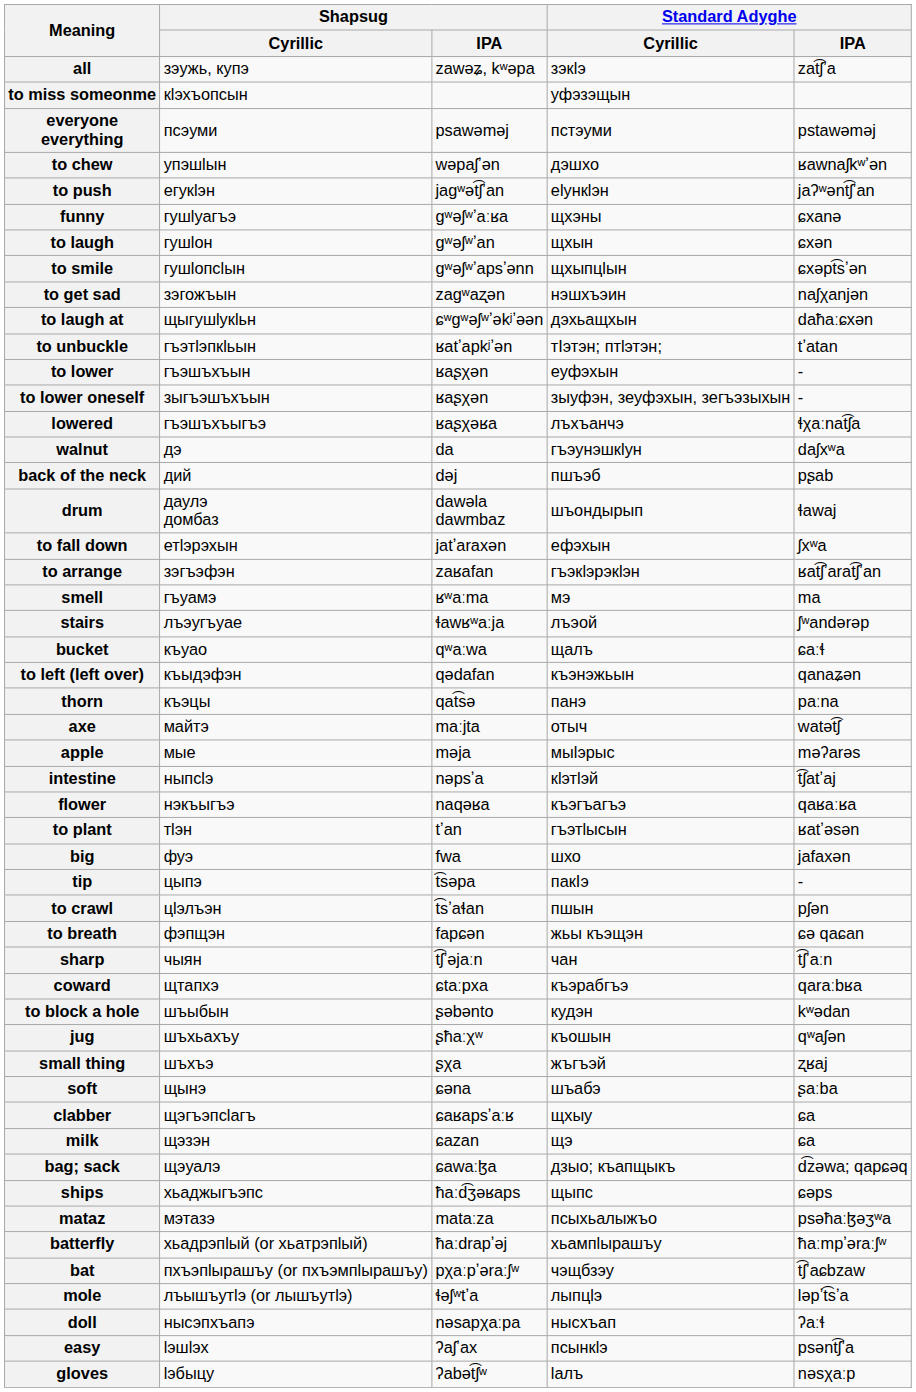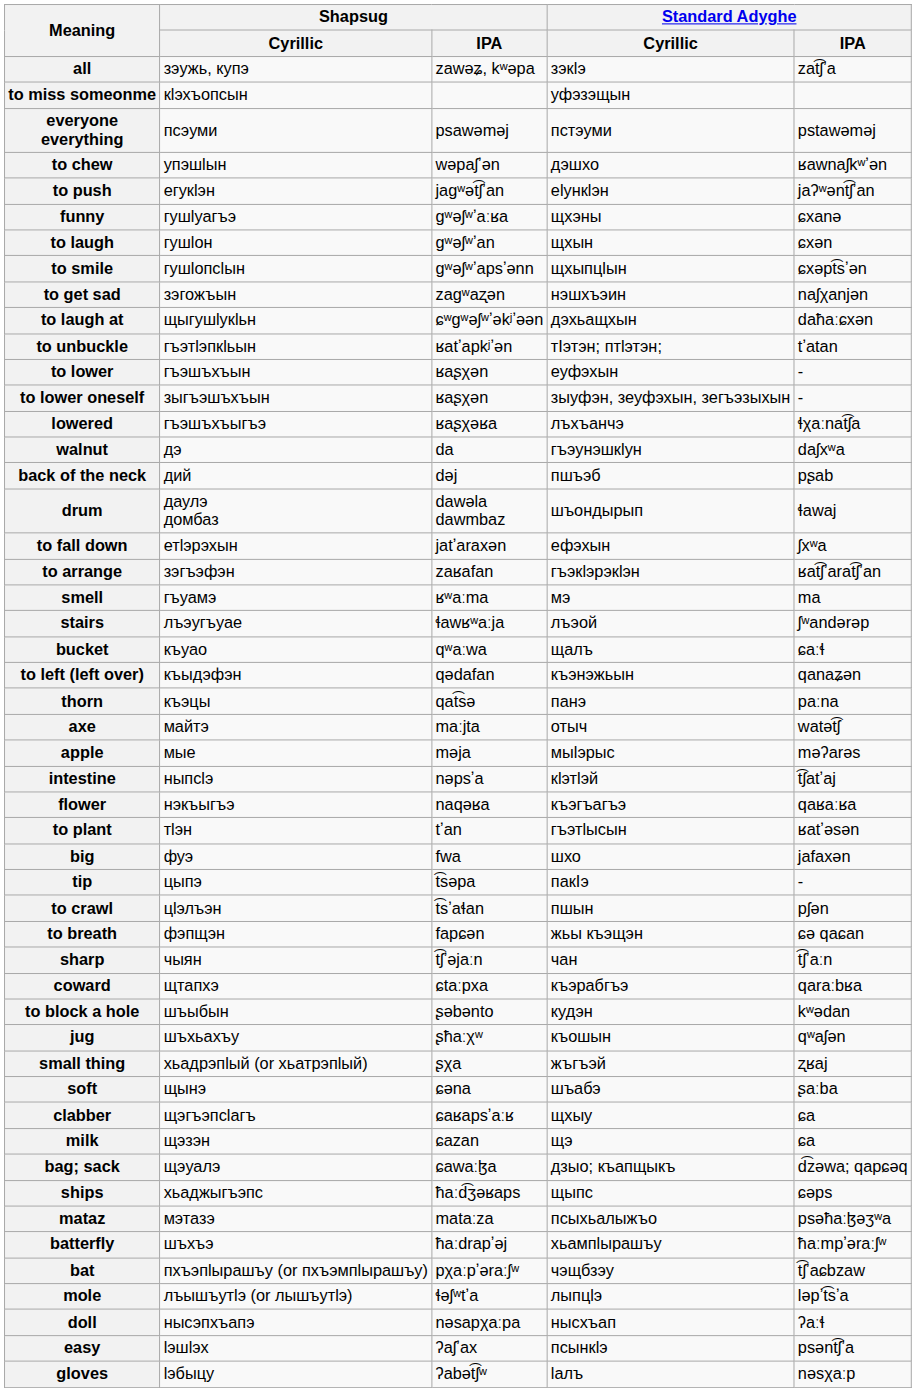(189, 1063) шъхъэ -> (266, 1063) хьадрэпӏый (or хьатрэпӏый)
(266, 1244) хьадрэпӏый (or хьатрэпӏый) -> (189, 1244) шъхъэ
